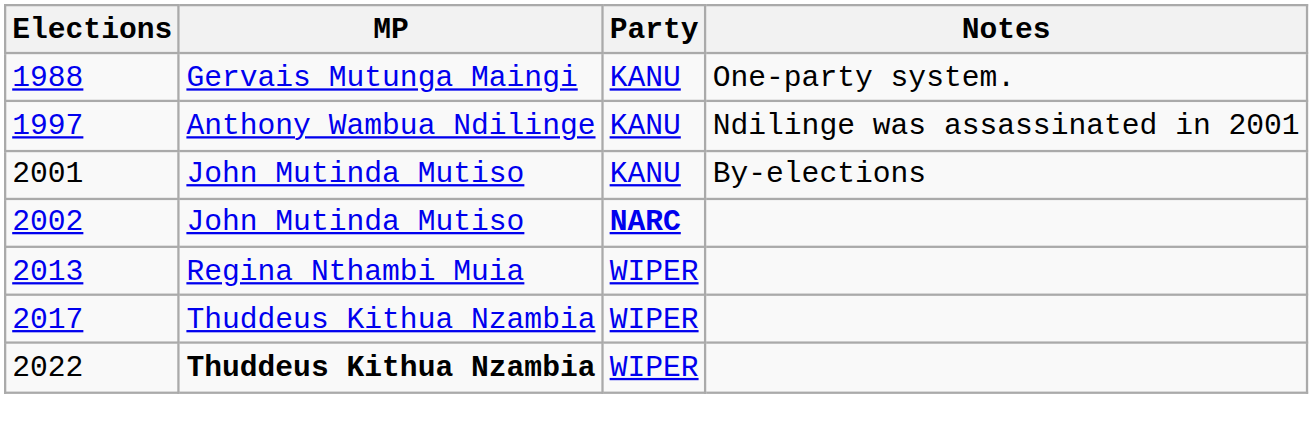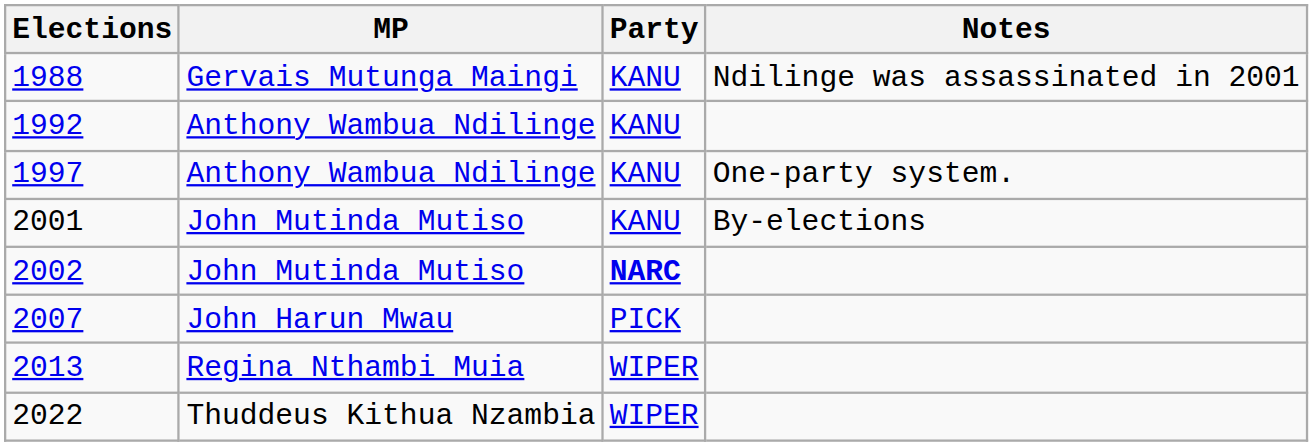(864, 78) One-party system. -> (1006, 78) Ndilinge was assassinated in 2001
+ row: (48, 126)
(1006, 126) Ndilinge was assassinated in 2001 -> (864, 174) One-party system.
+ row: (48, 319)
- row: (48, 319)
(391, 367) bold -> (391, 416) normal
